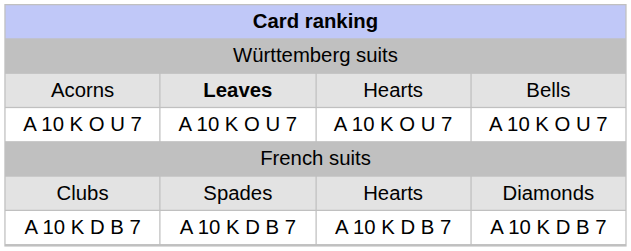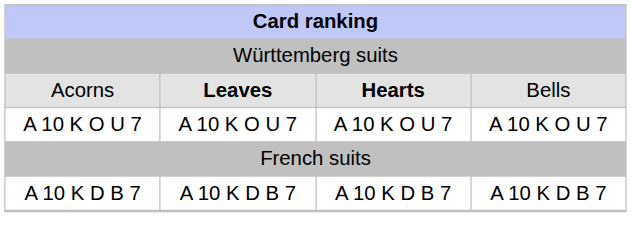(393, 90) normal -> (393, 90) bold
- row: (83, 193)
